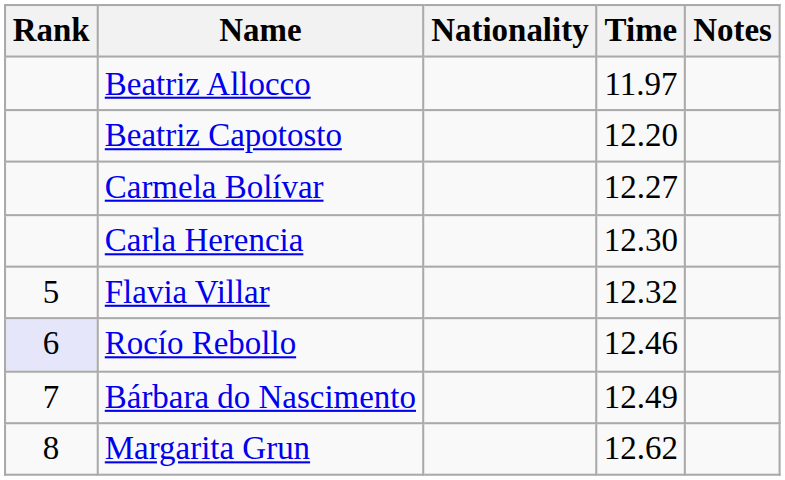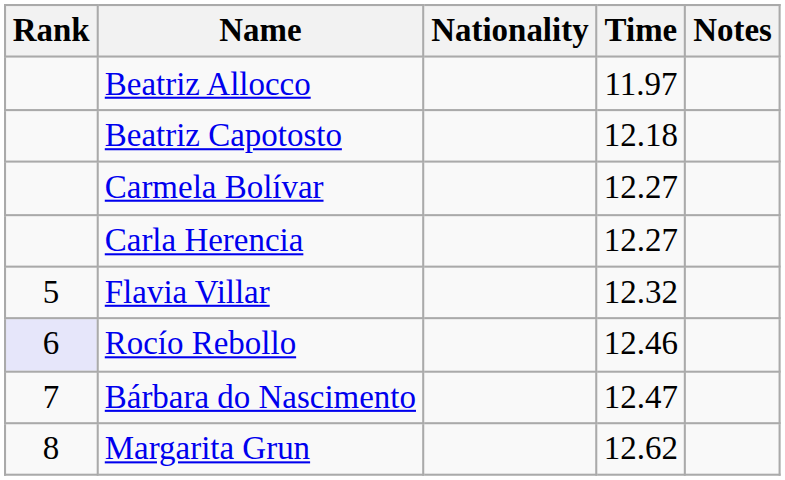(641, 135) 12.20 -> (641, 135) 12.18
(641, 239) 12.30 -> (641, 239) 12.27
(641, 396) 12.49 -> (641, 396) 12.47
